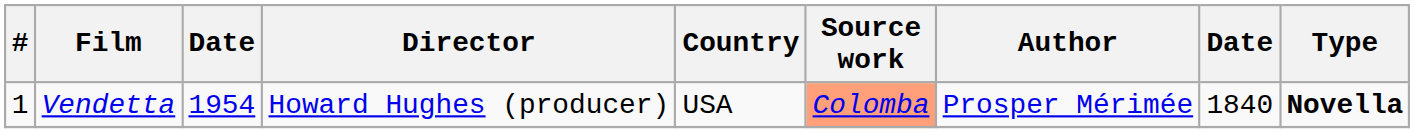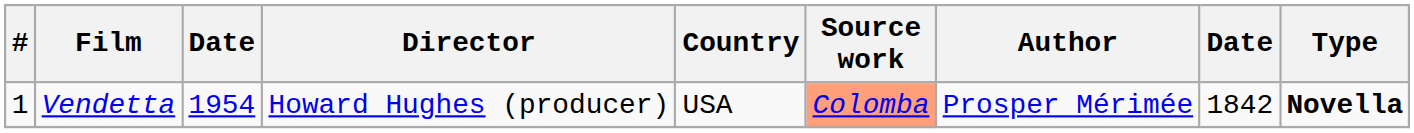(1240, 105) 1840 -> (1240, 105) 1842
